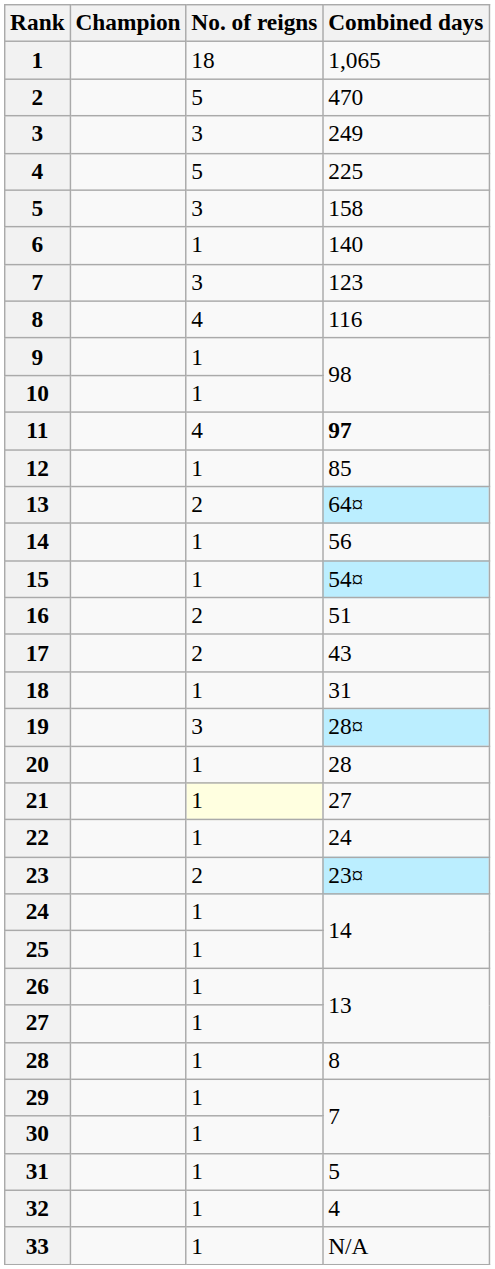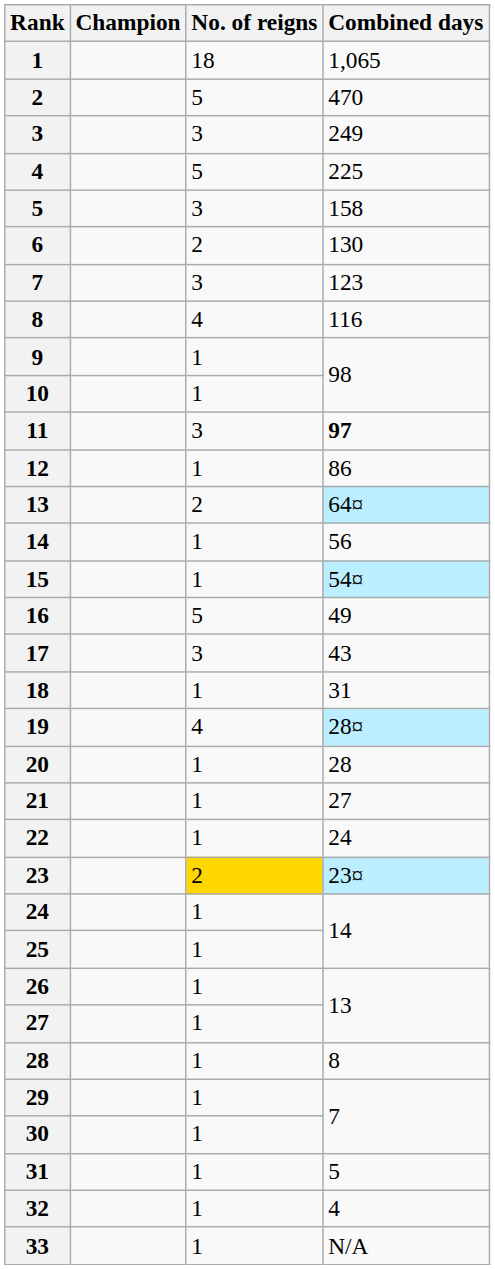(197, 245) 1 -> (197, 245) 2
(346, 245) 140 -> (346, 245) 130
(197, 430) 4 -> (197, 430) 3
(340, 467) 85 -> (340, 467) 86
(197, 615) 2 -> (197, 615) 5
(340, 615) 51 -> (340, 615) 49
(197, 652) 2 -> (197, 652) 3
(197, 726) 3 -> (197, 726) 4
(197, 801) lightyellow background -> (197, 801) no background
(197, 875) no background -> (197, 875) gold background
